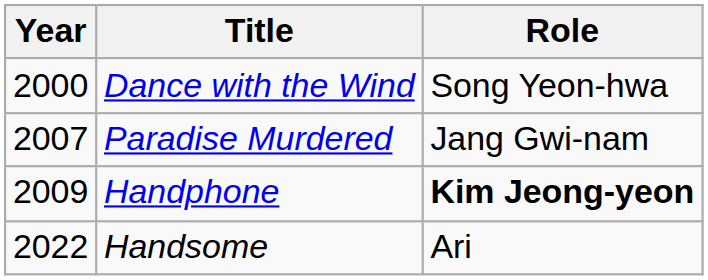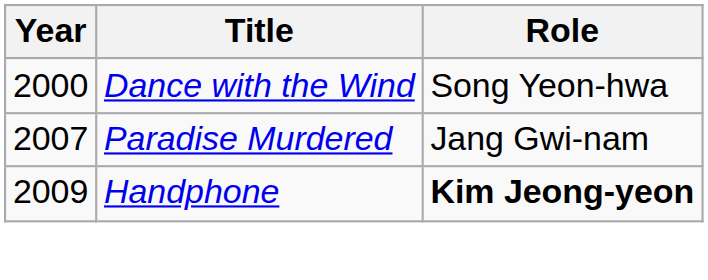- row: (186, 246)
